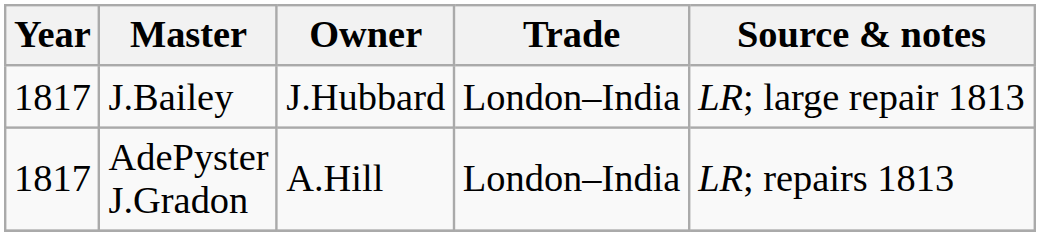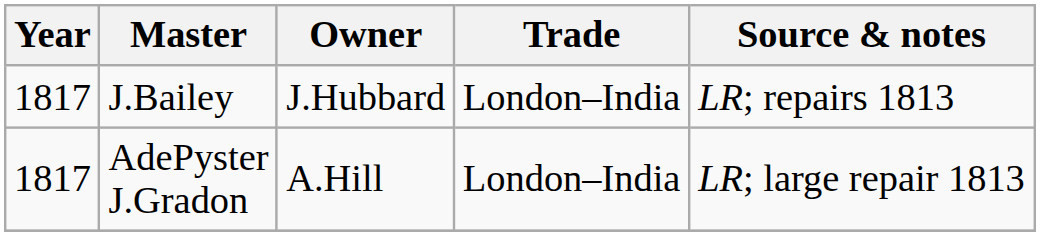(861, 95) LR; large repair 1813 -> (826, 95) LR; repairs 1813
(826, 178) LR; repairs 1813 -> (861, 178) LR; large repair 1813
